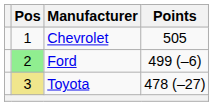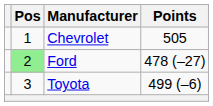(175, 61) 499 (–6) -> (175, 61) 478 (–27)
(28, 84) khaki background -> (28, 84) no background
(175, 84) 478 (–27) -> (175, 84) 499 (–6)
